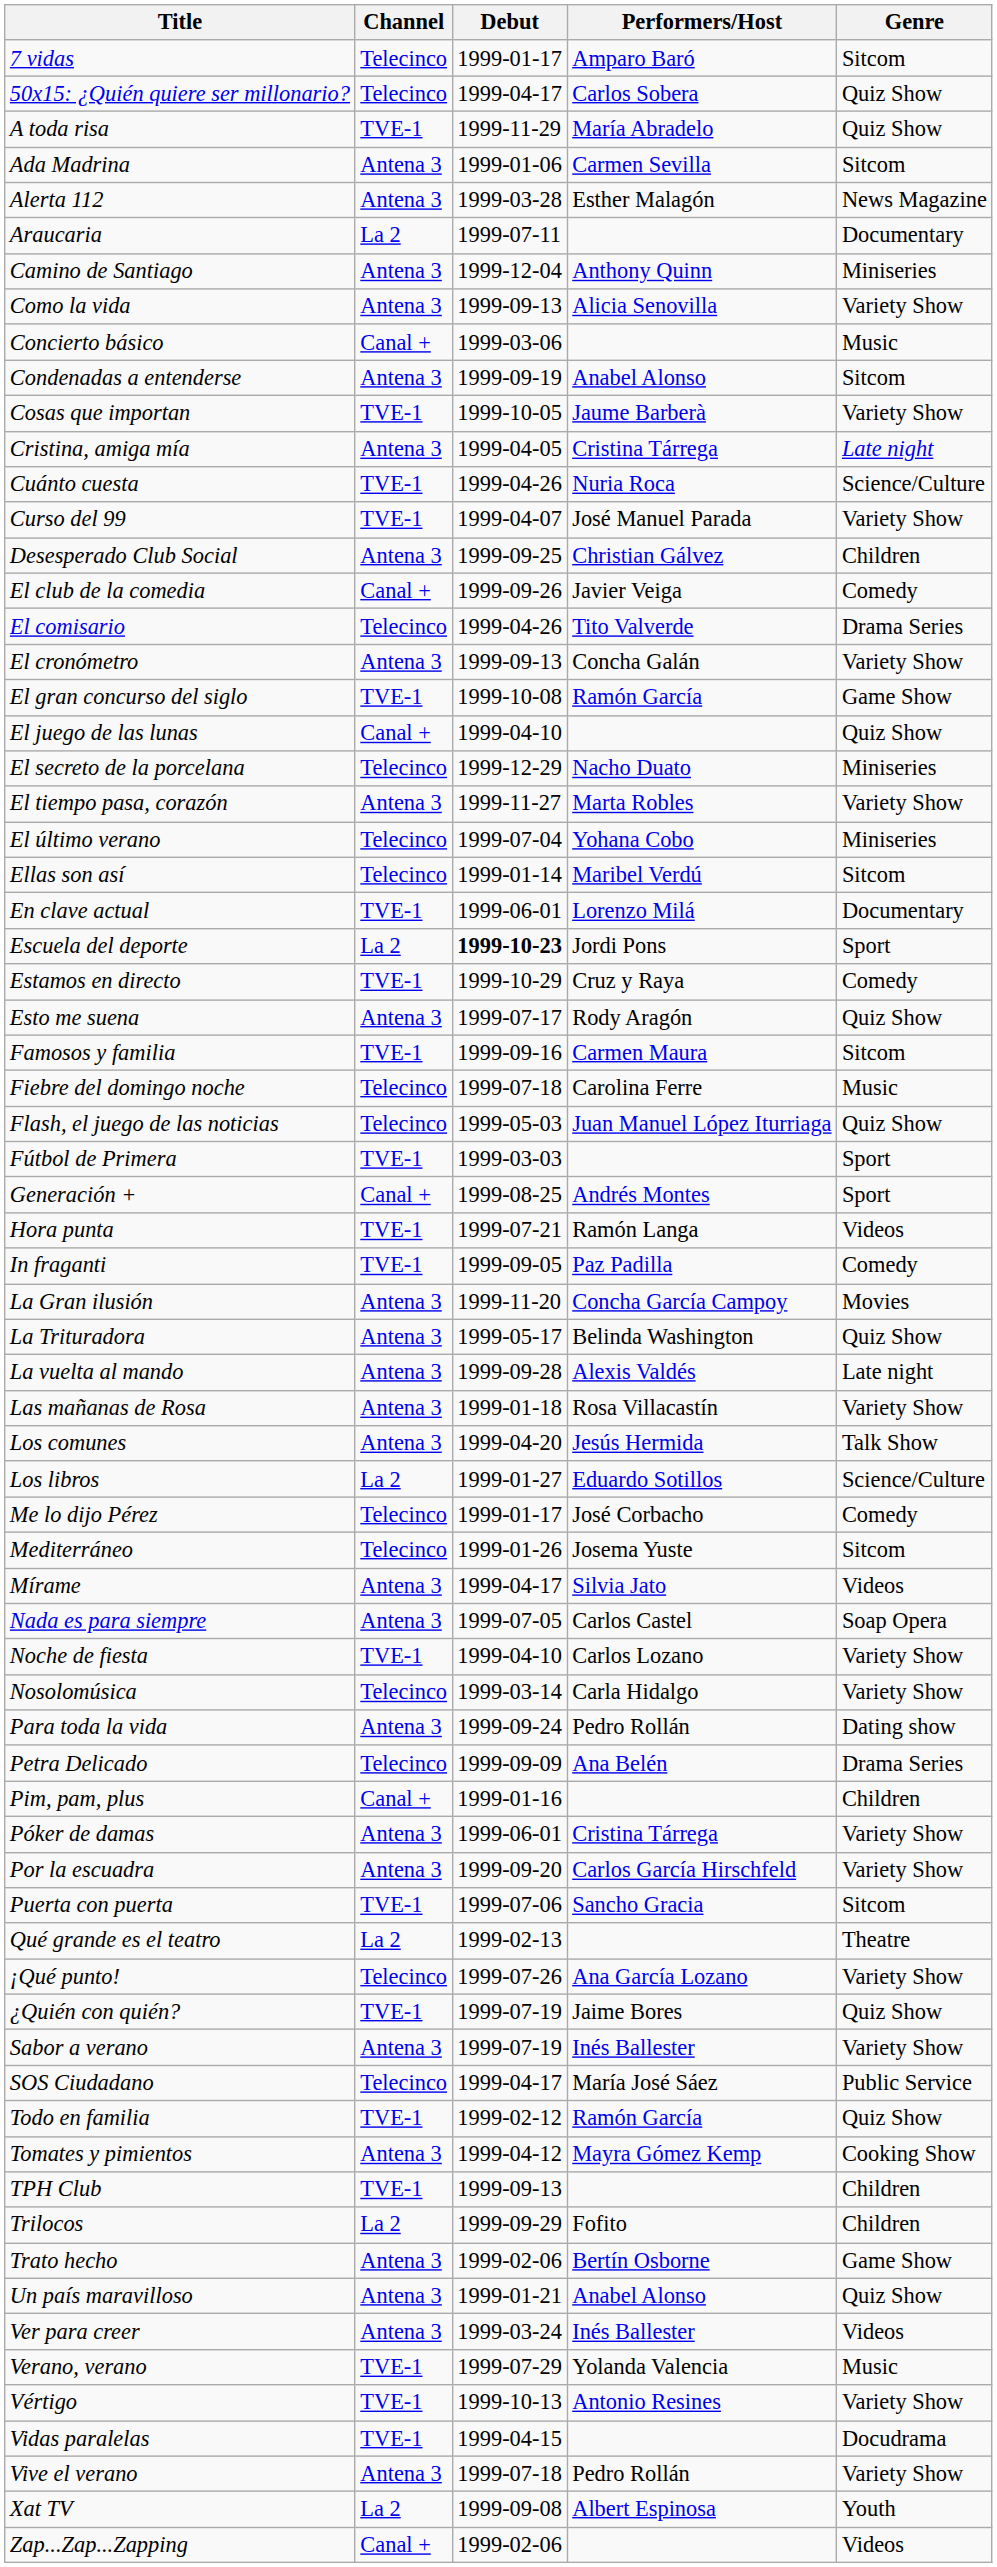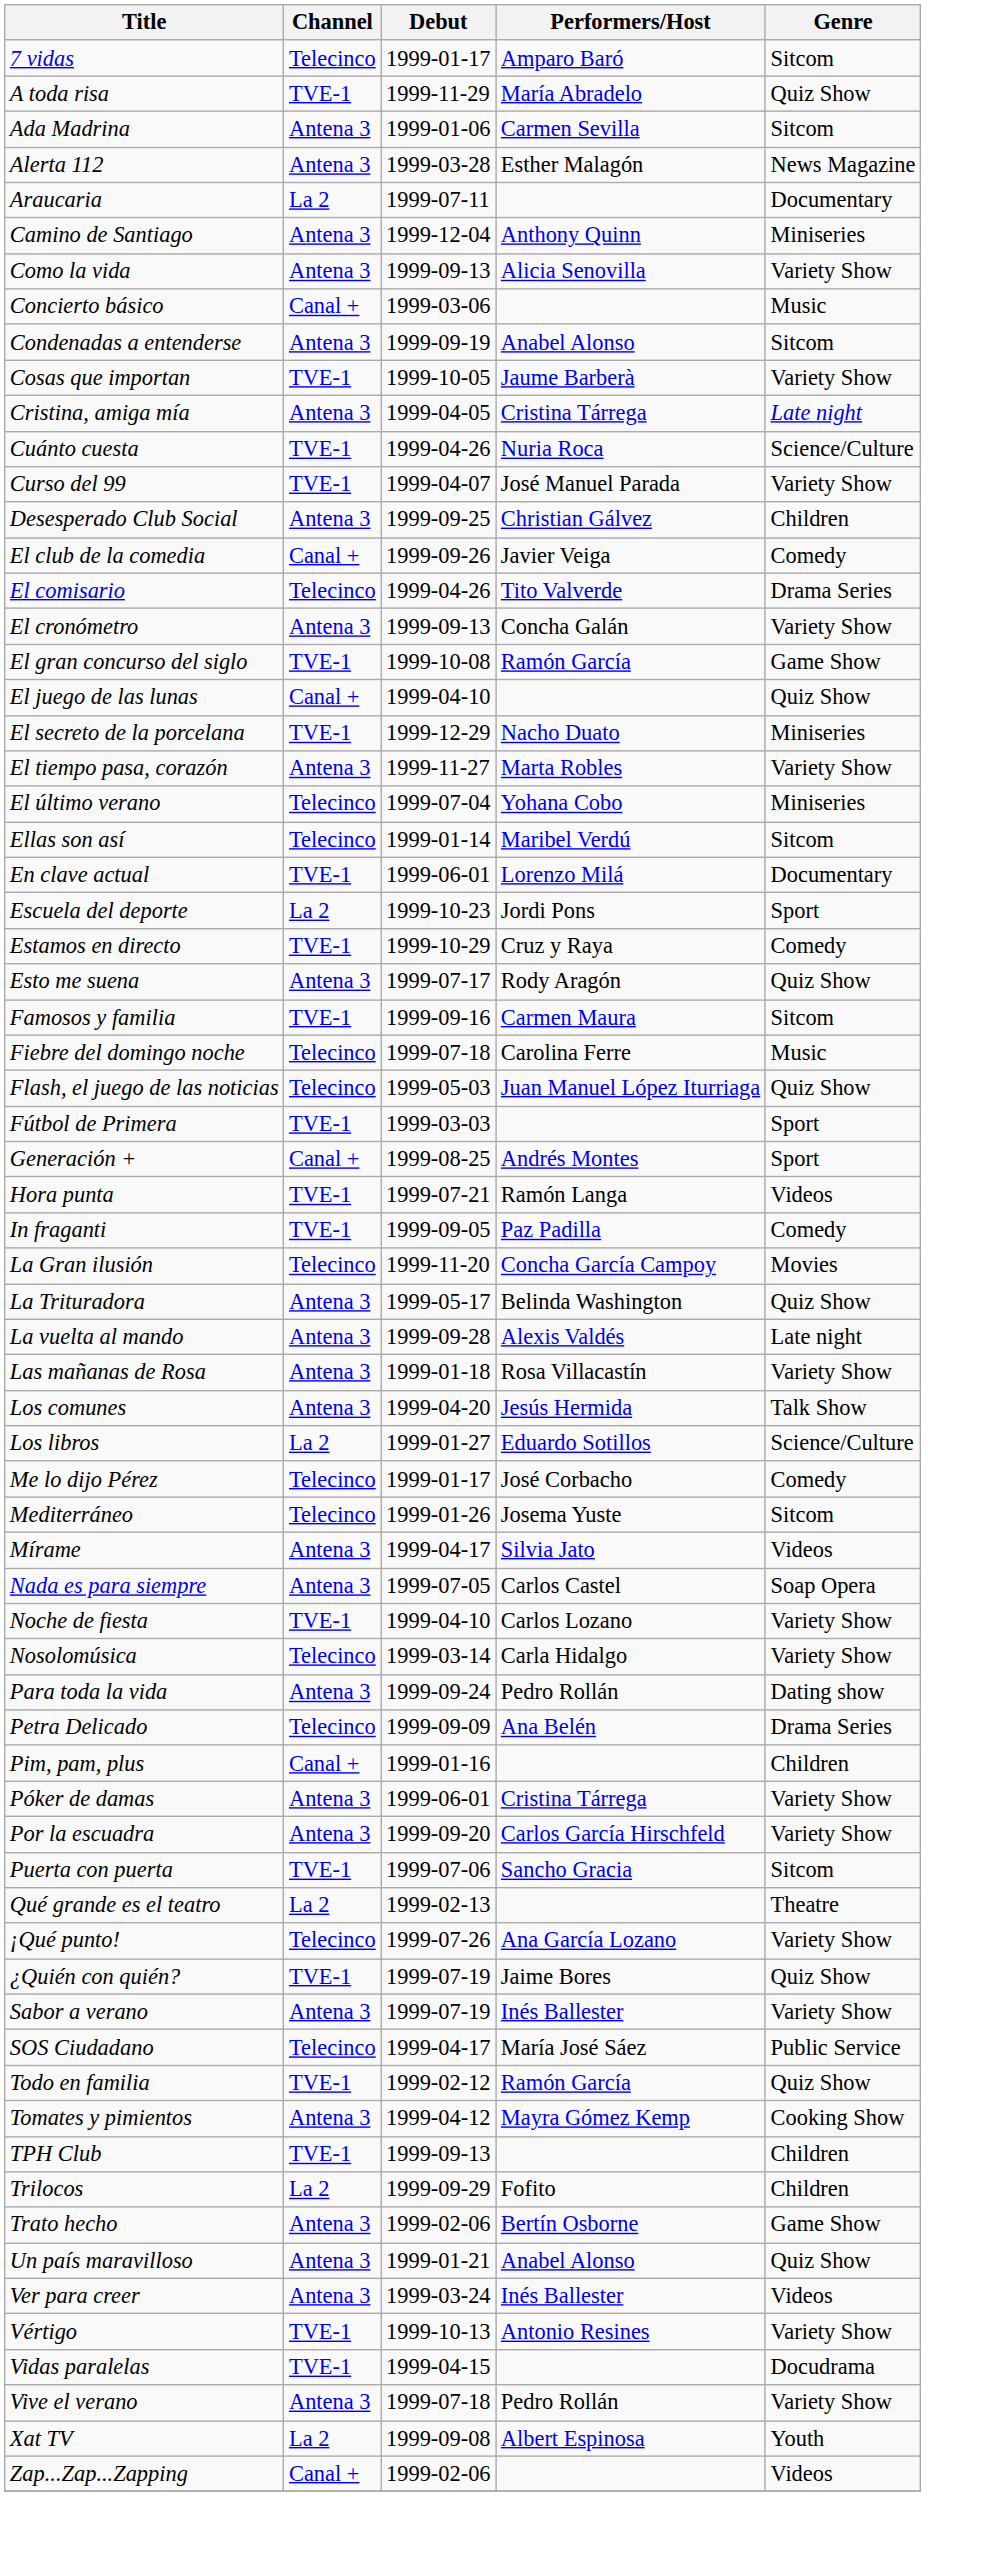- row: (180, 93)
(404, 768) Telecinco -> (320, 732) TVE-1
(510, 945) bold -> (438, 910) normal
(401, 1301) Antena 3 -> (332, 1265) Telecinco
- row: (78, 2366)
